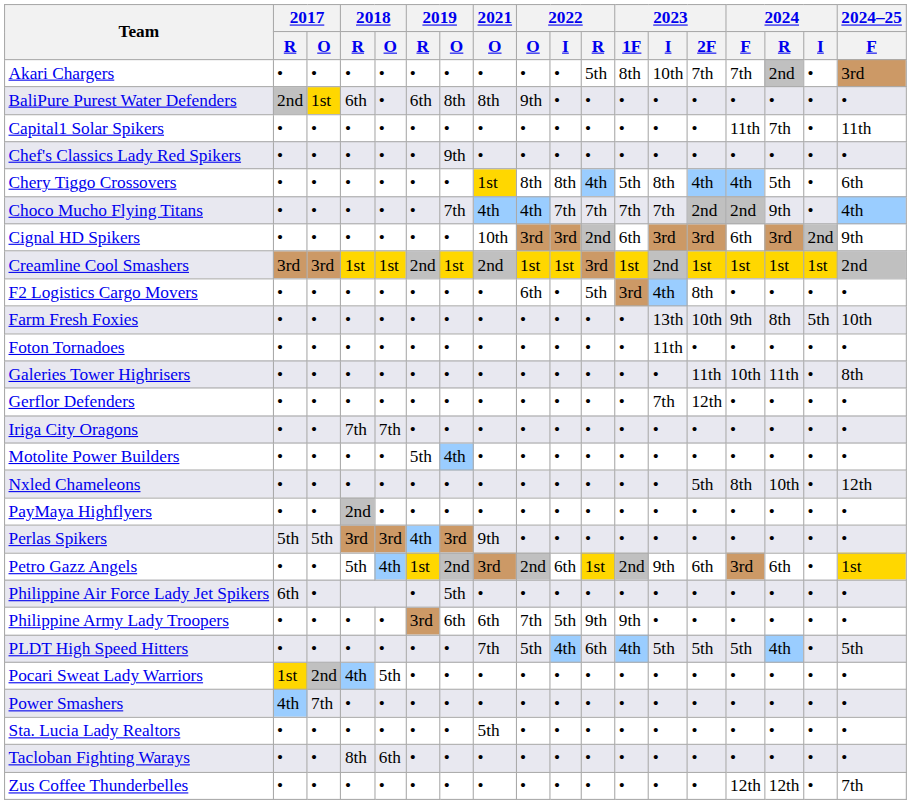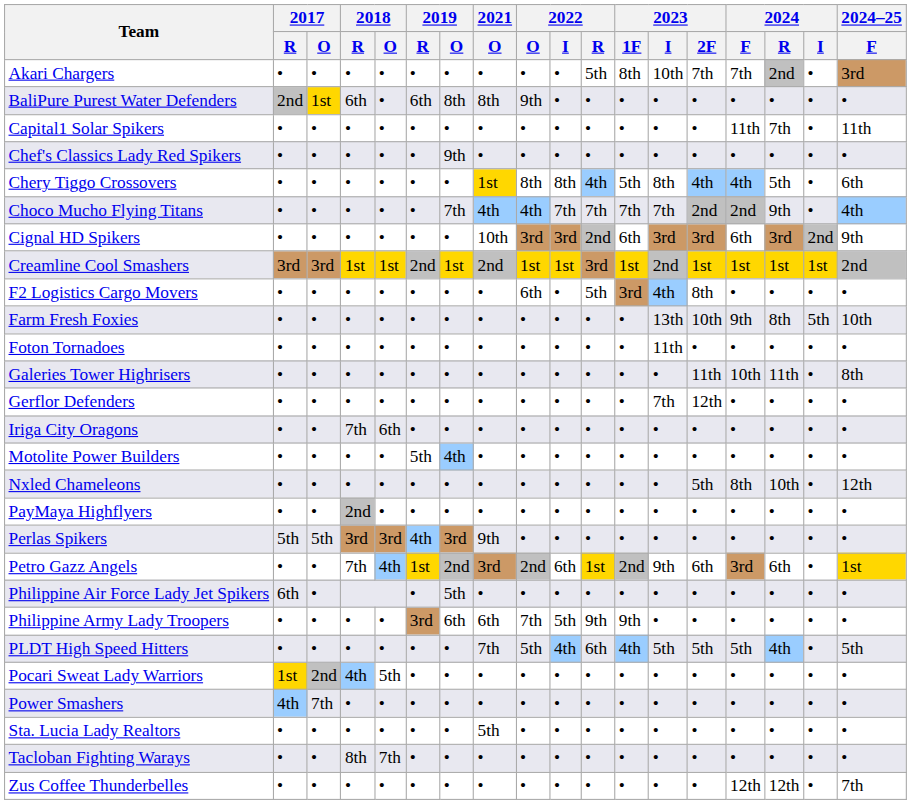(390, 429) 7th -> (390, 429) 6th
(356, 566) 5th -> (356, 566) 7th
(390, 758) 6th -> (390, 758) 7th
